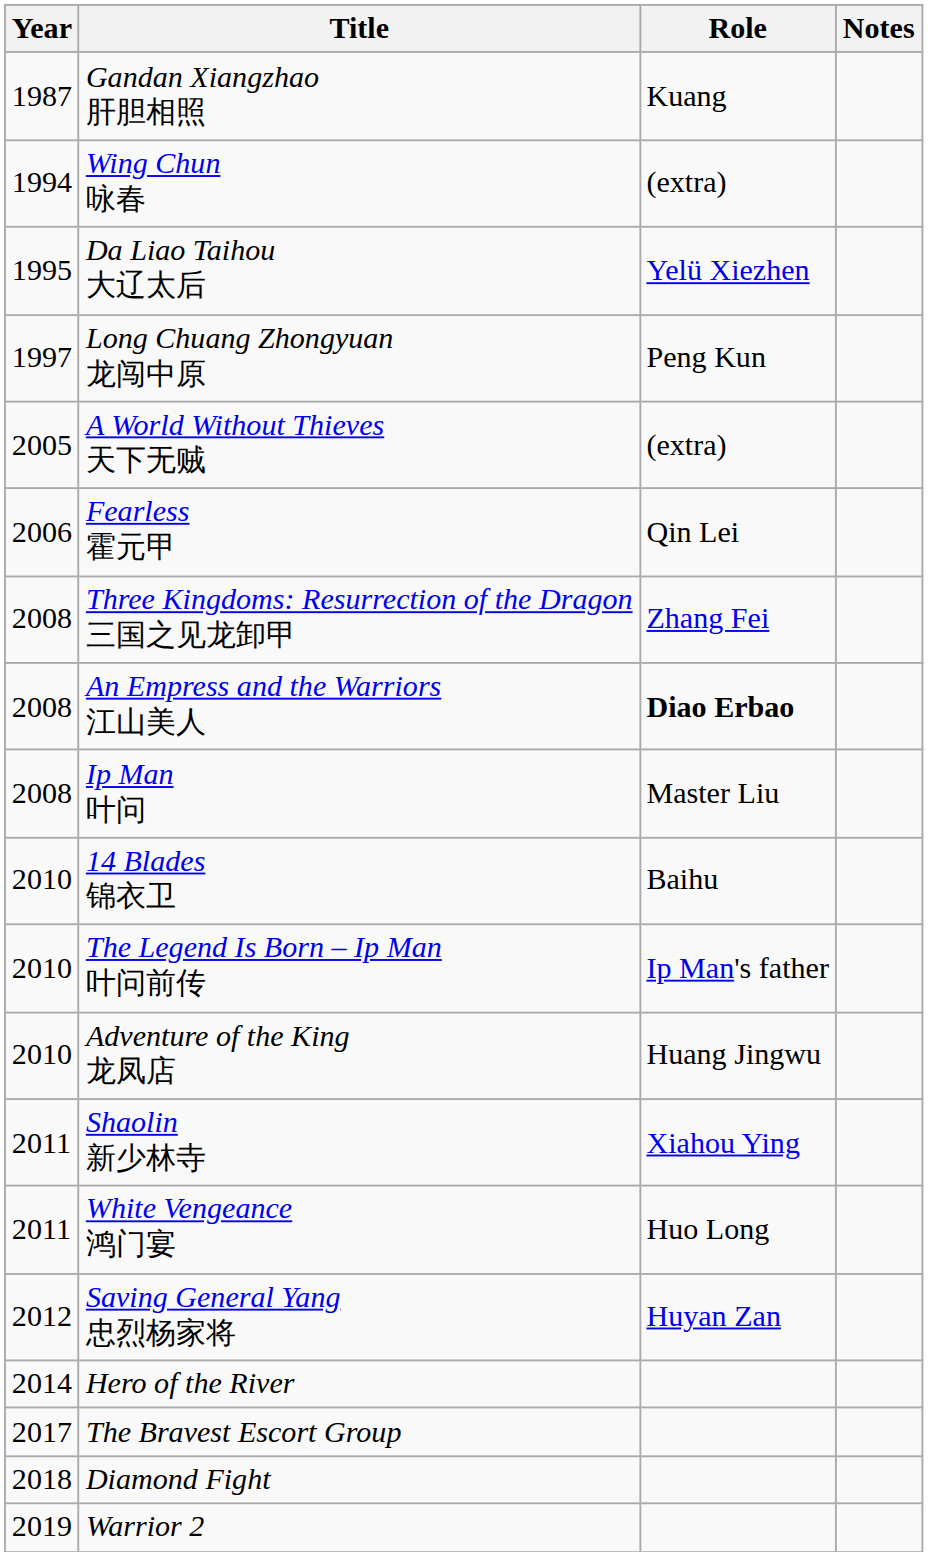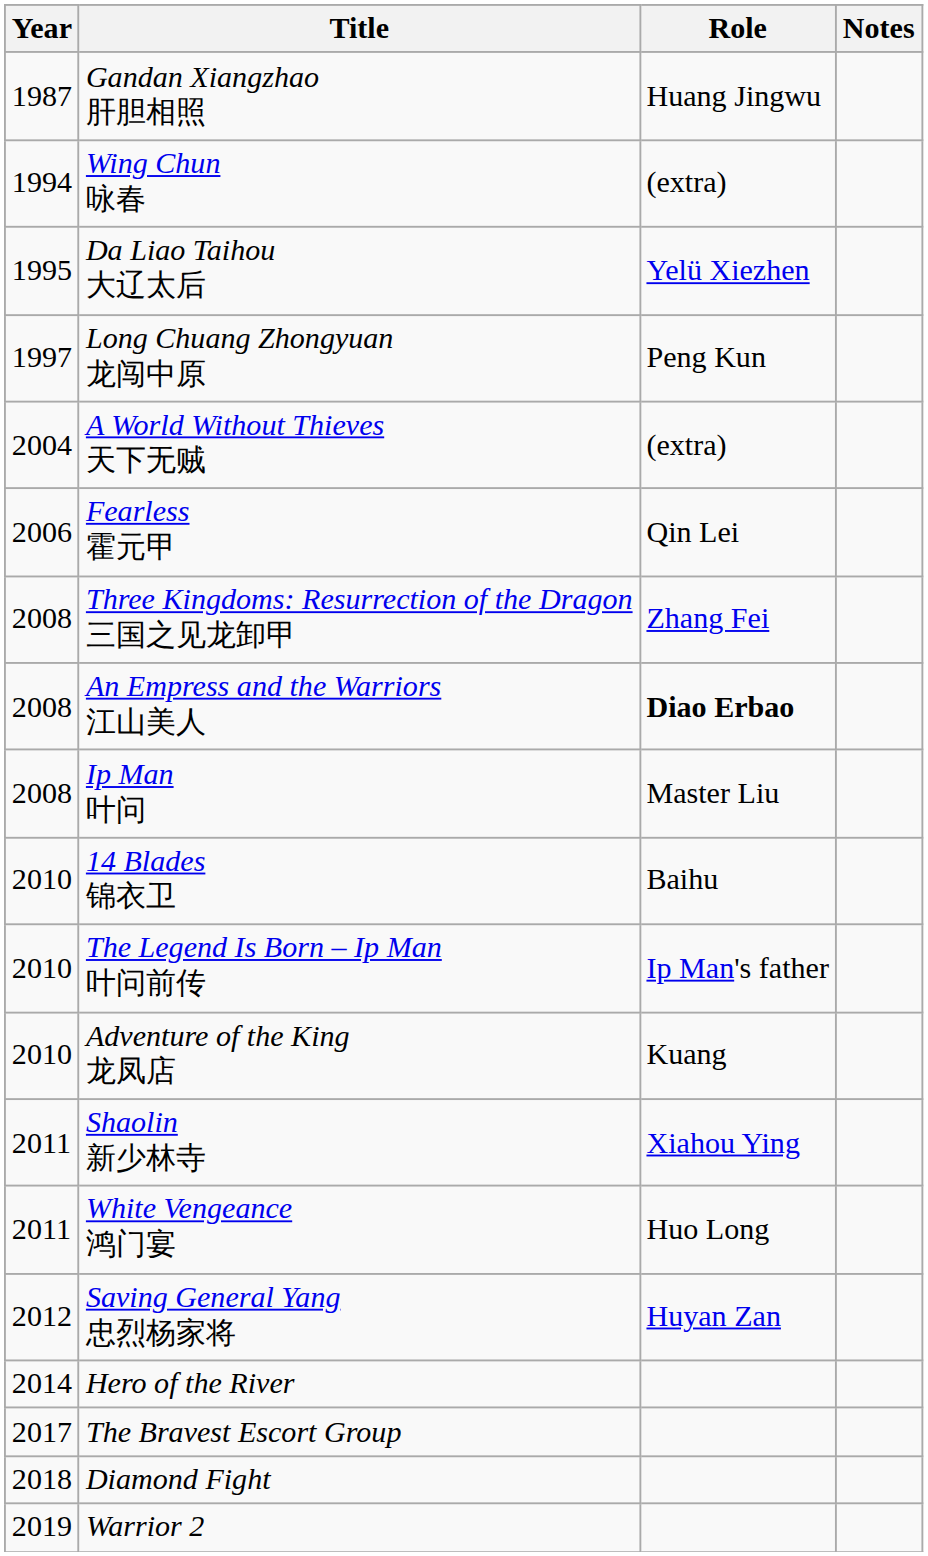(687, 95) Kuang -> (734, 95) Huang Jingwu
(42, 444) 2005 -> (42, 444) 2004
(734, 1054) Huang Jingwu -> (687, 1054) Kuang
